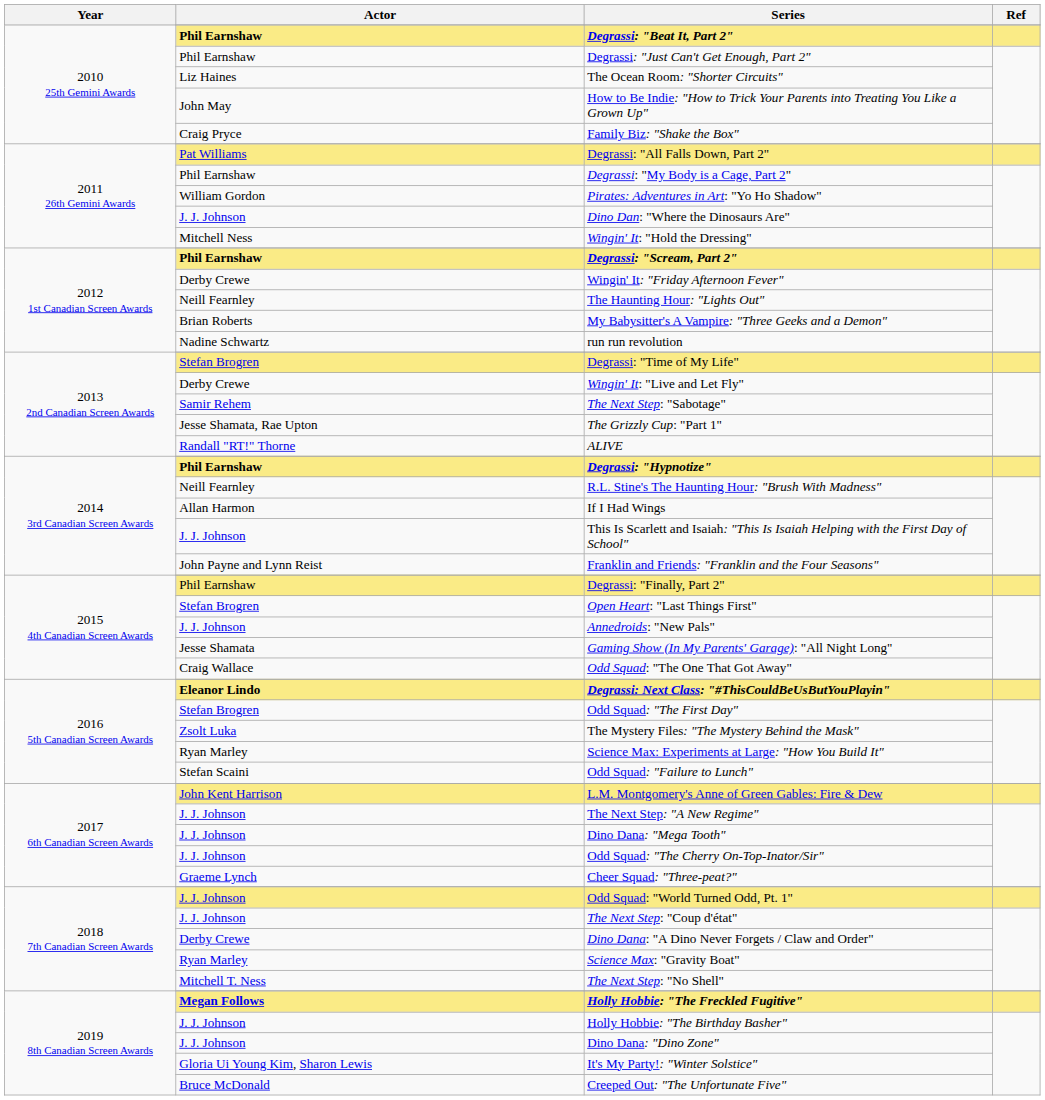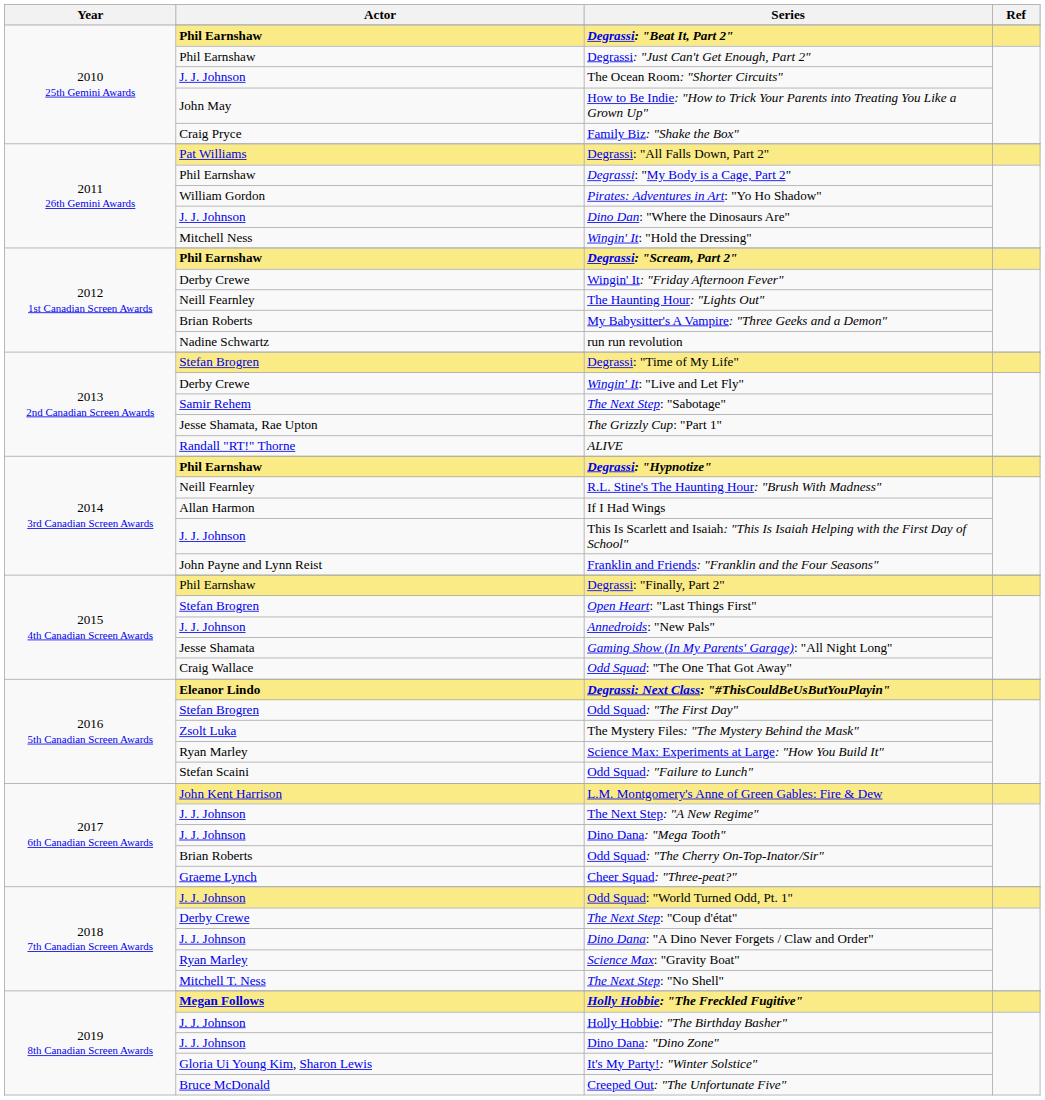(208, 77) Liz Haines -> (212, 77) J. J. Johnson
(212, 855) J. J. Johnson -> (216, 855) Brian Roberts
(212, 918) J. J. Johnson -> (214, 918) Derby Crewe
(214, 939) Derby Crewe -> (212, 939) J. J. Johnson
